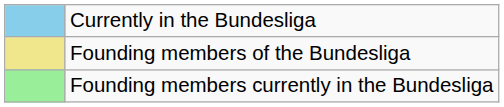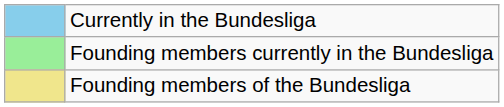rows swapped: (282, 85) <-> (240, 53)
